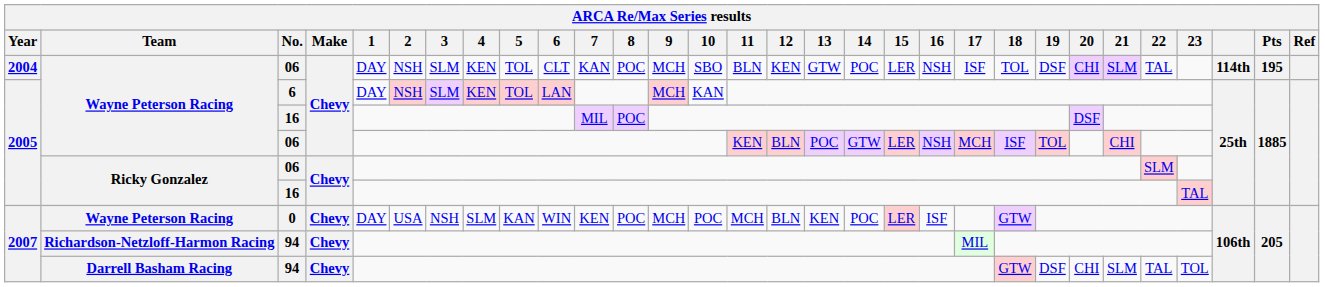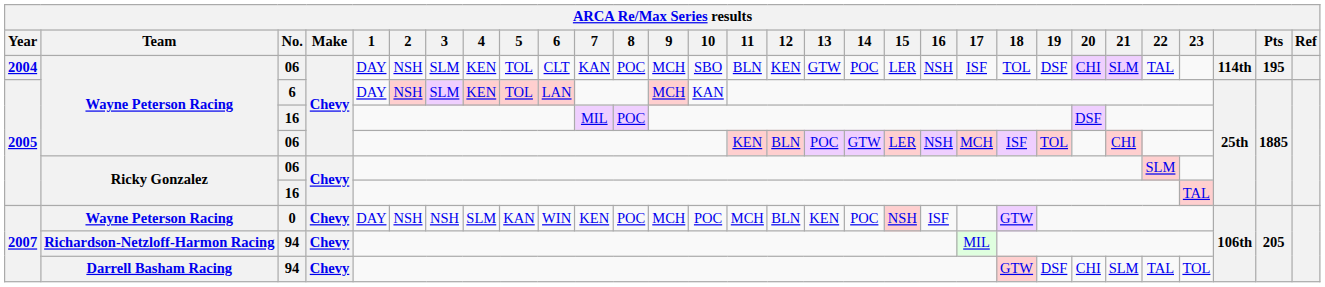(408, 218) USA -> (408, 218) NSH
(902, 218) LER -> (902, 218) NSH
